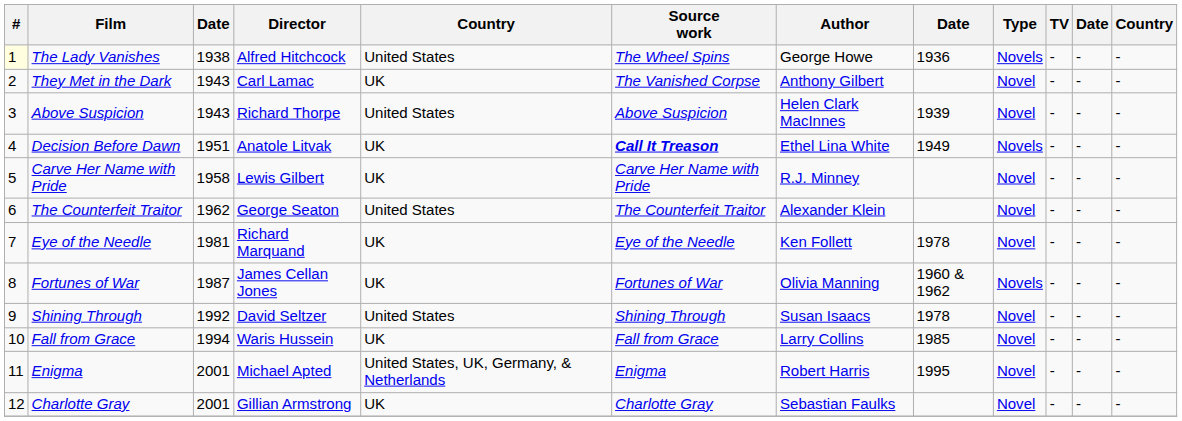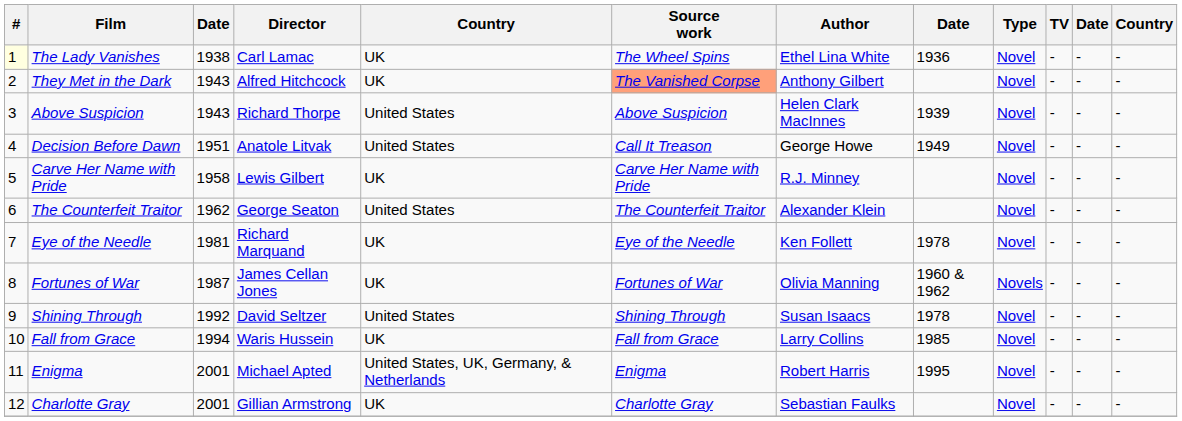(291, 57) Alfred Hitchcock -> (275, 57) Carl Lamac
(409, 57) United States -> (375, 57) UK
(826, 57) George Howe -> (835, 57) Ethel Lina White
(1020, 57) Novels -> (1016, 57) Novel
(275, 81) Carl Lamac -> (291, 81) Alfred Hitchcock
(688, 81) no background -> (688, 81) lightsalmon background
(375, 145) UK -> (409, 145) United States
(667, 145) bold -> (663, 145) normal
(835, 145) Ethel Lina White -> (826, 145) George Howe
(1020, 145) Novels -> (1016, 145) Novel
